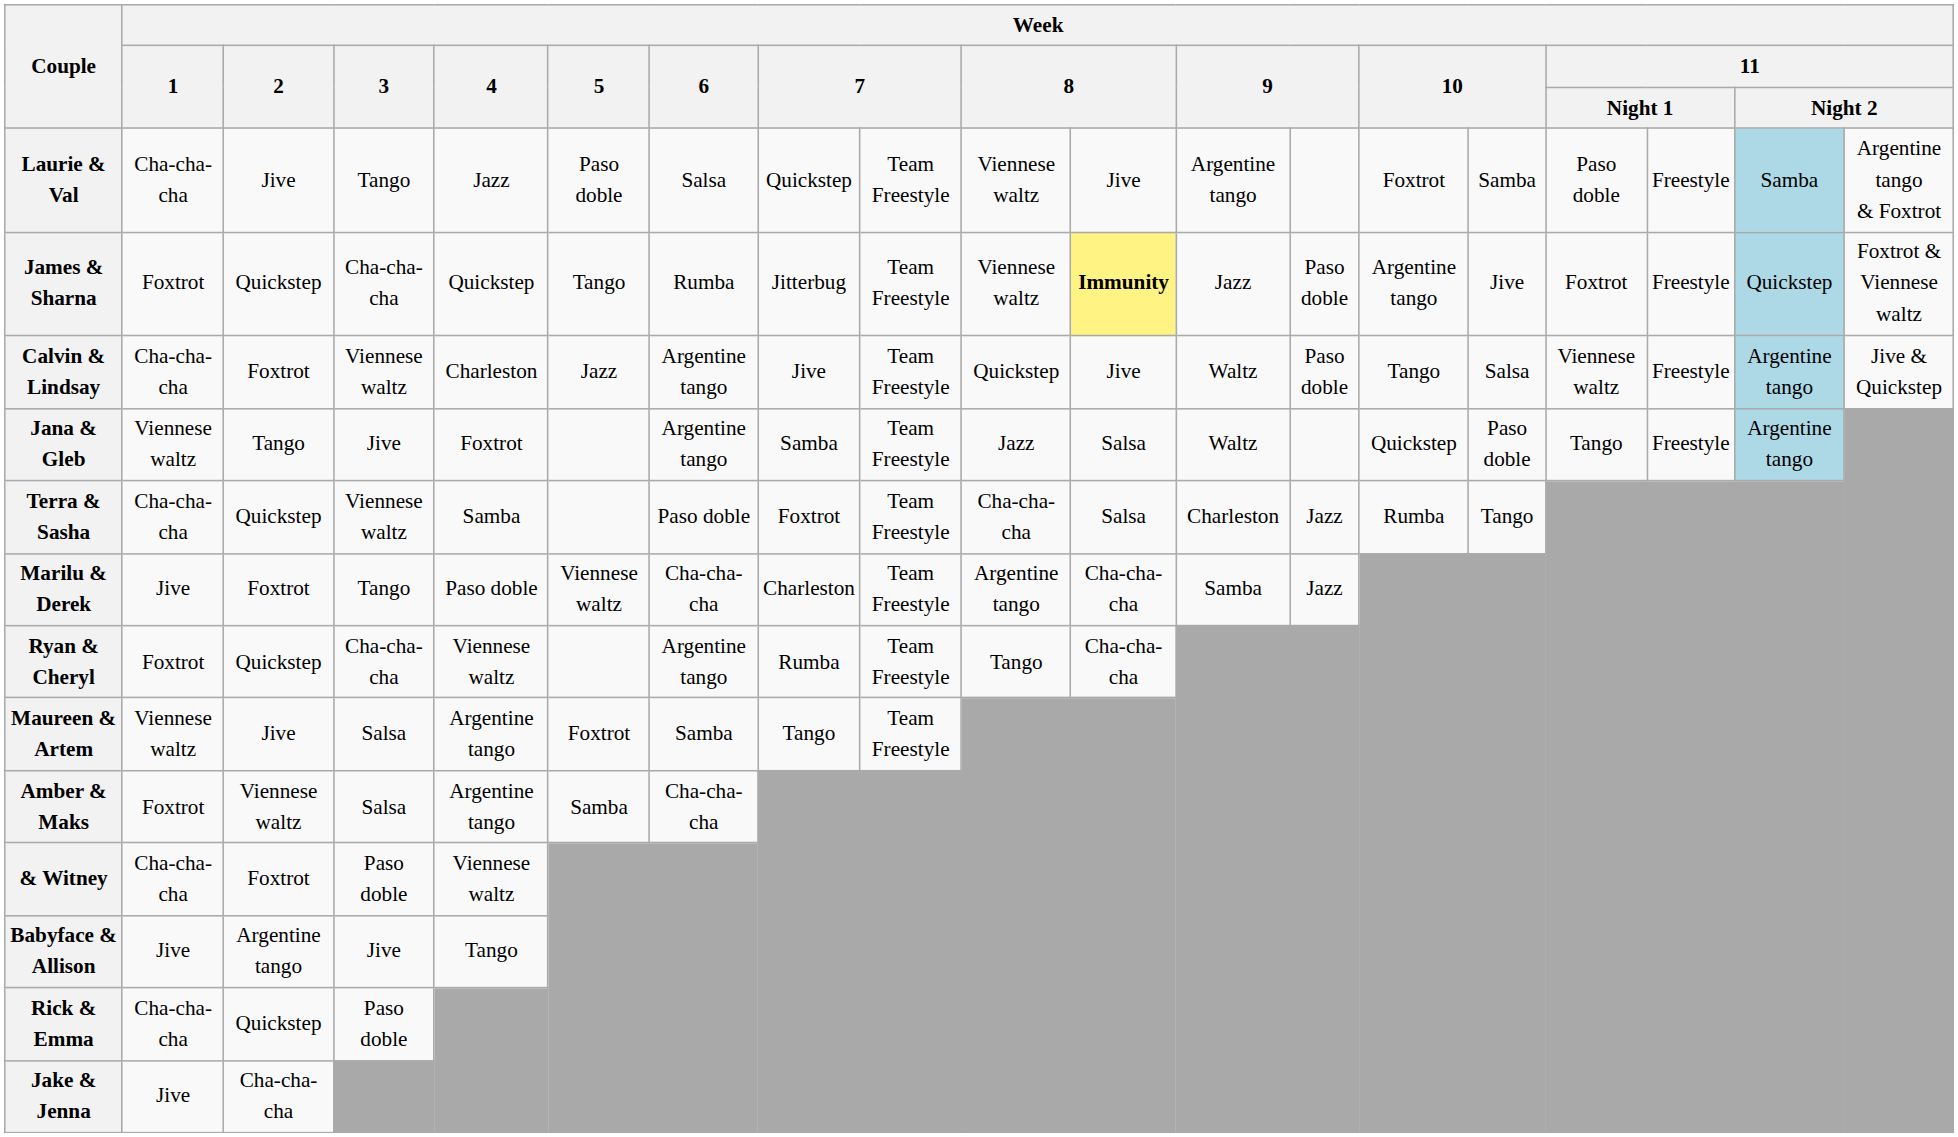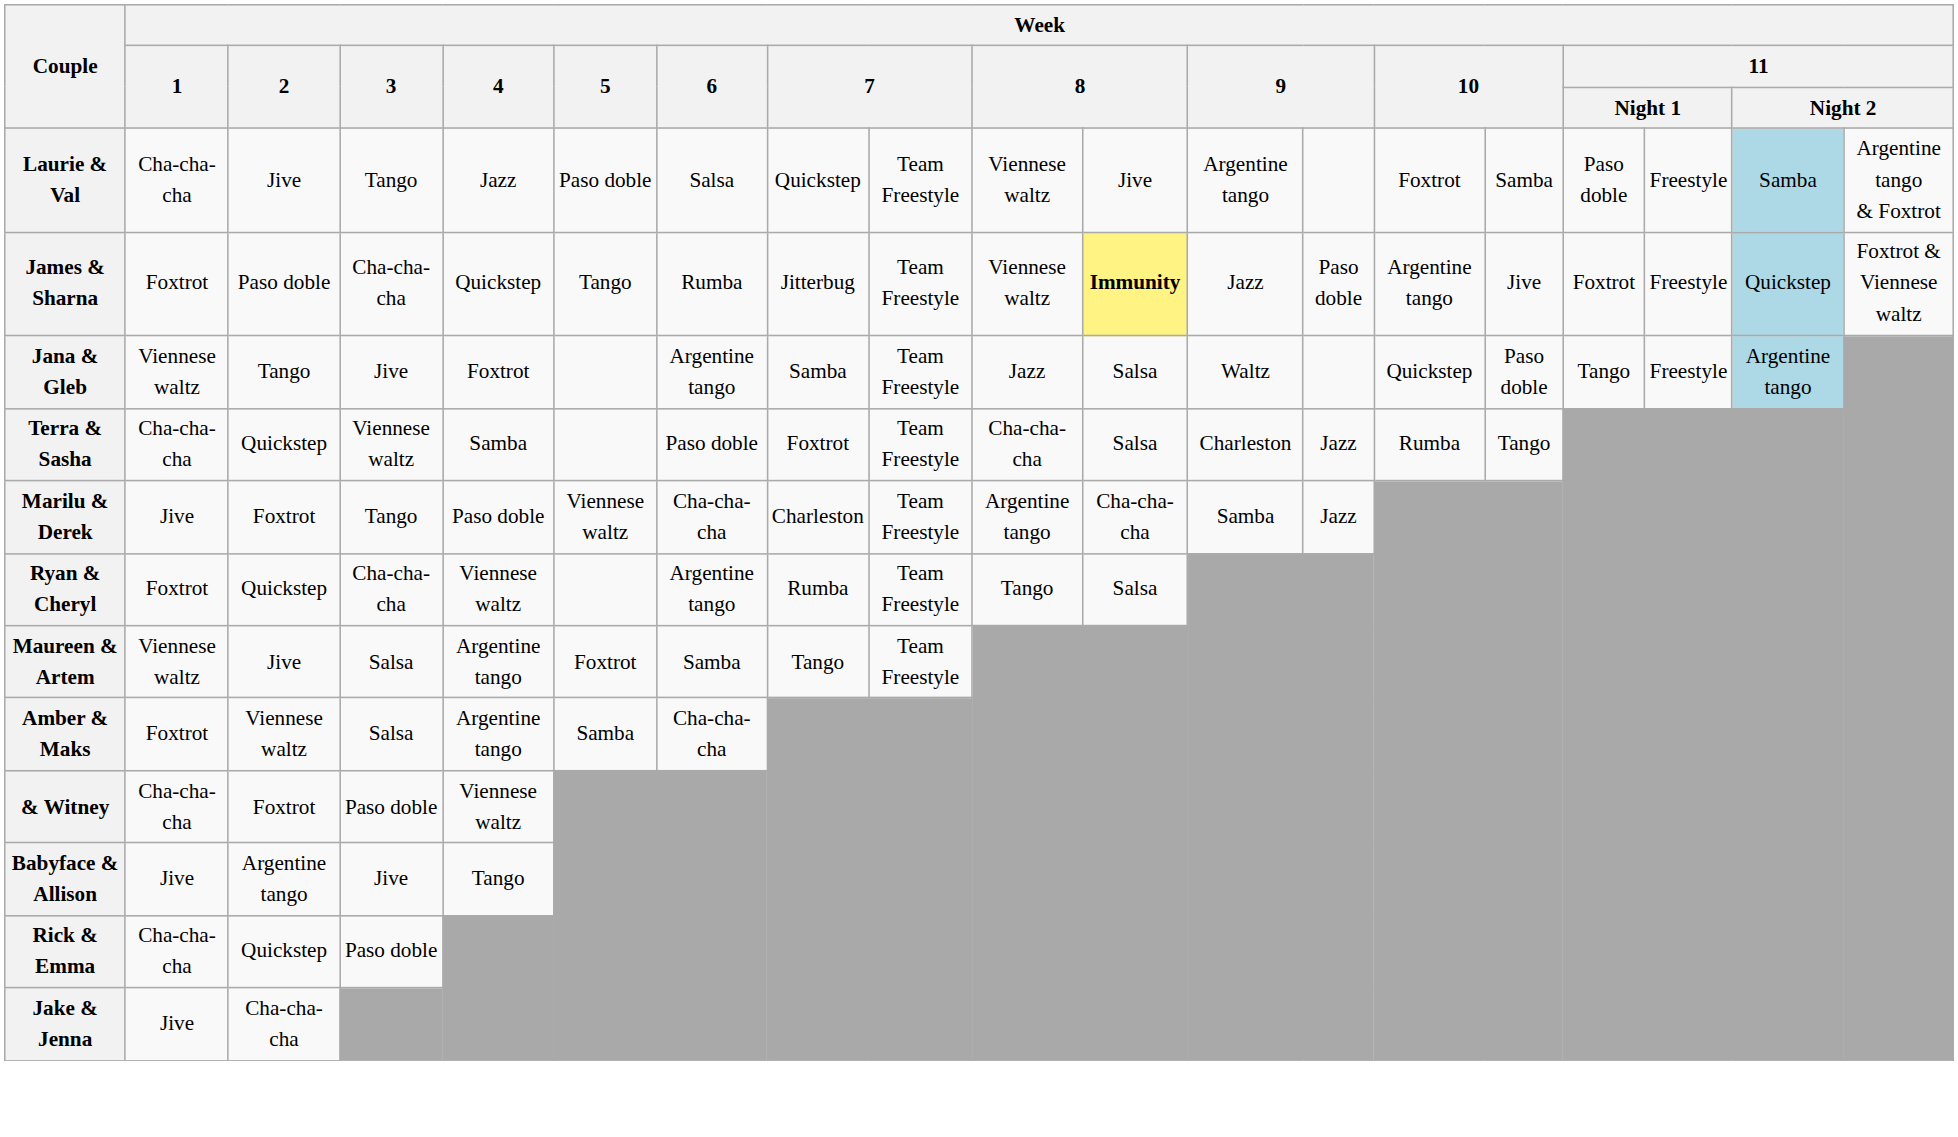(279, 283) Quickstep -> (284, 283) Paso doble
- row: (64, 371)
(1124, 661) Cha-cha-cha -> (1135, 588) Salsa
